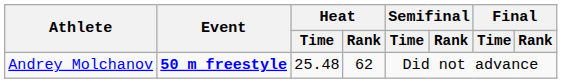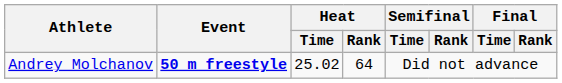(317, 65) 25.48 -> (317, 65) 25.02
(364, 65) 62 -> (364, 65) 64
